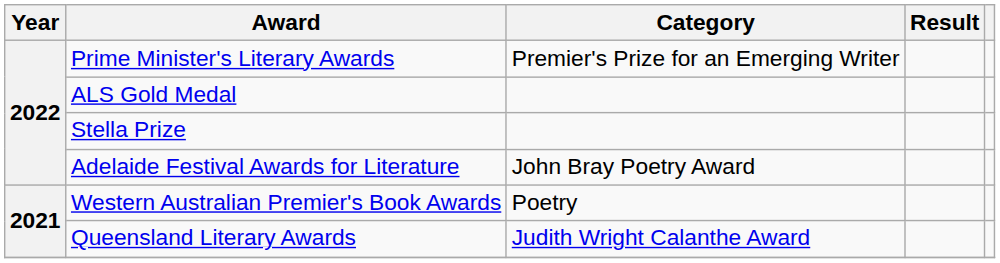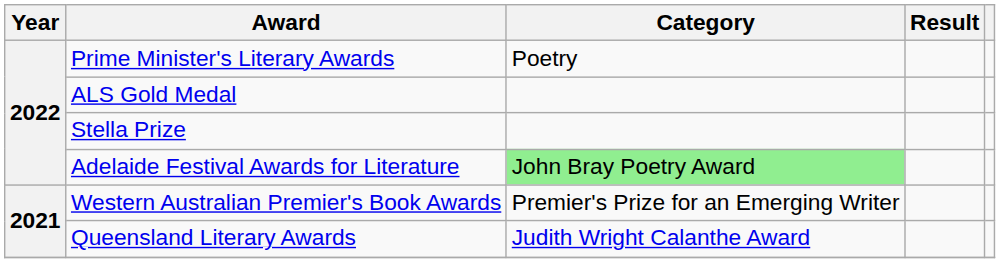(706, 58) Premier's Prize for an Emerging Writer -> (545, 58) Poetry
(633, 166) no background -> (633, 166) lightgreen background
(545, 202) Poetry -> (706, 202) Premier's Prize for an Emerging Writer
